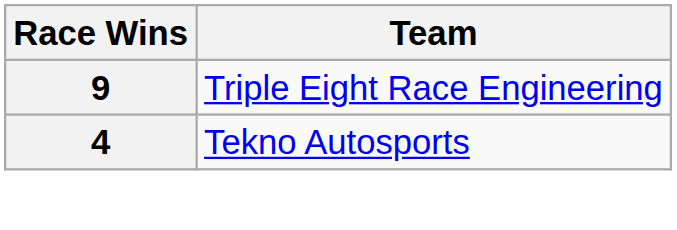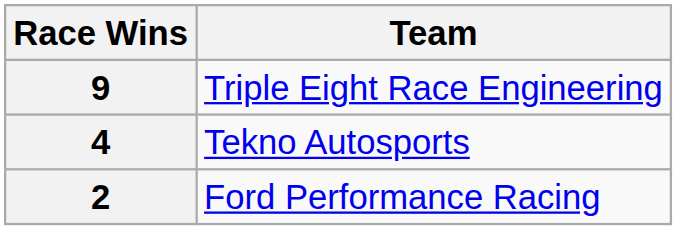+ row: (101, 197)
